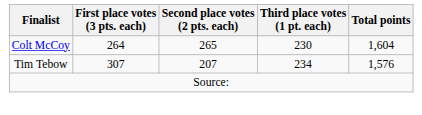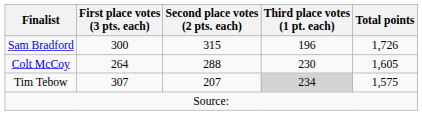+ row: (41, 45)
(208, 45) 265 -> (212, 63) 288
(381, 45) 1,604 -> (385, 63) 1,605
(303, 63) no background -> (307, 82) lightgrey background
(381, 63) 1,576 -> (385, 82) 1,575
